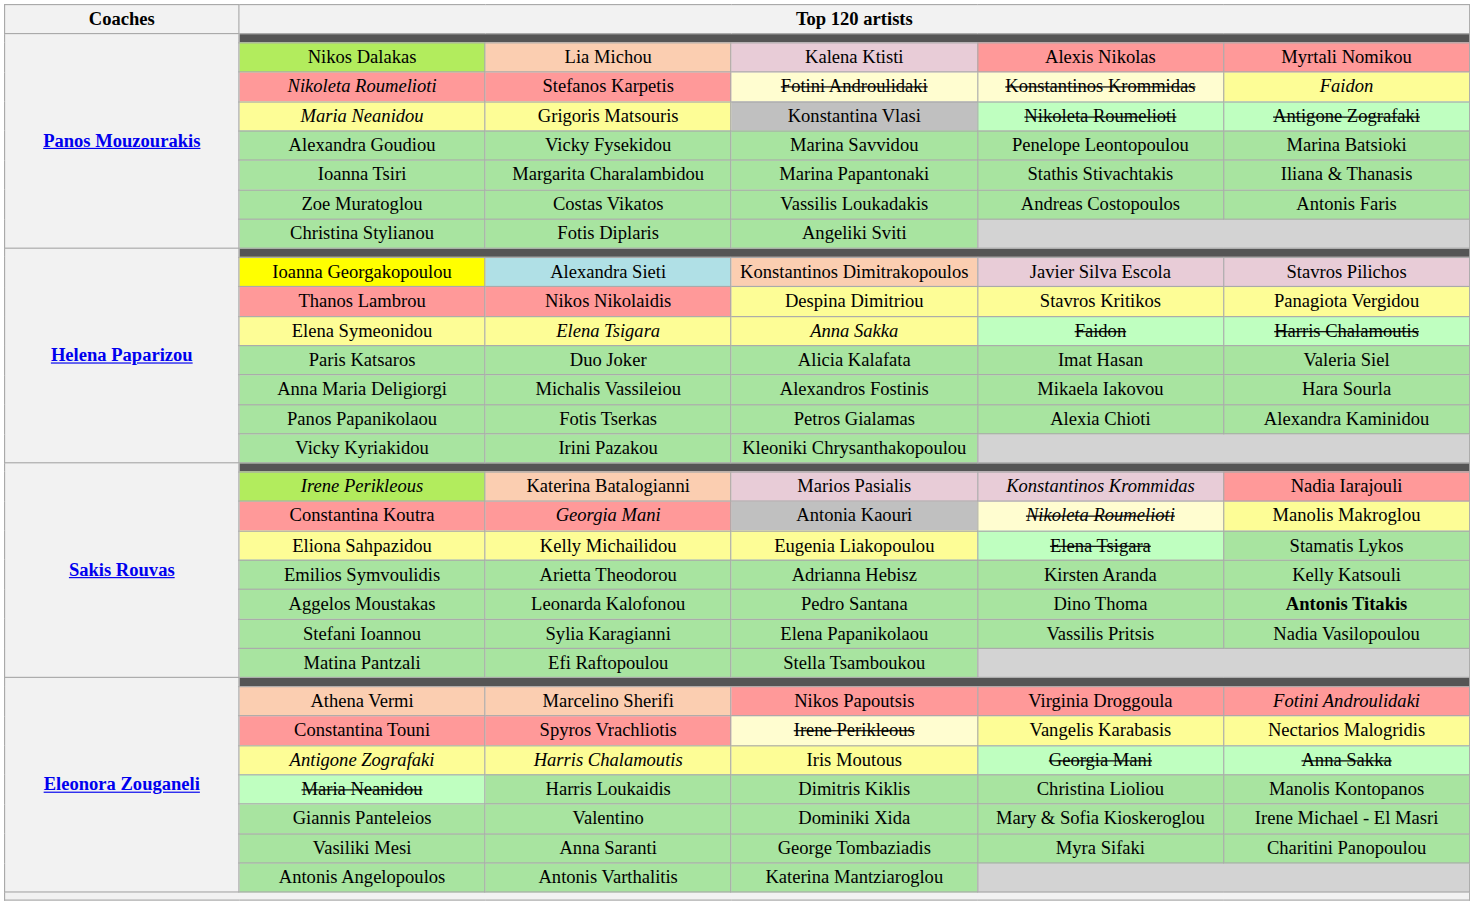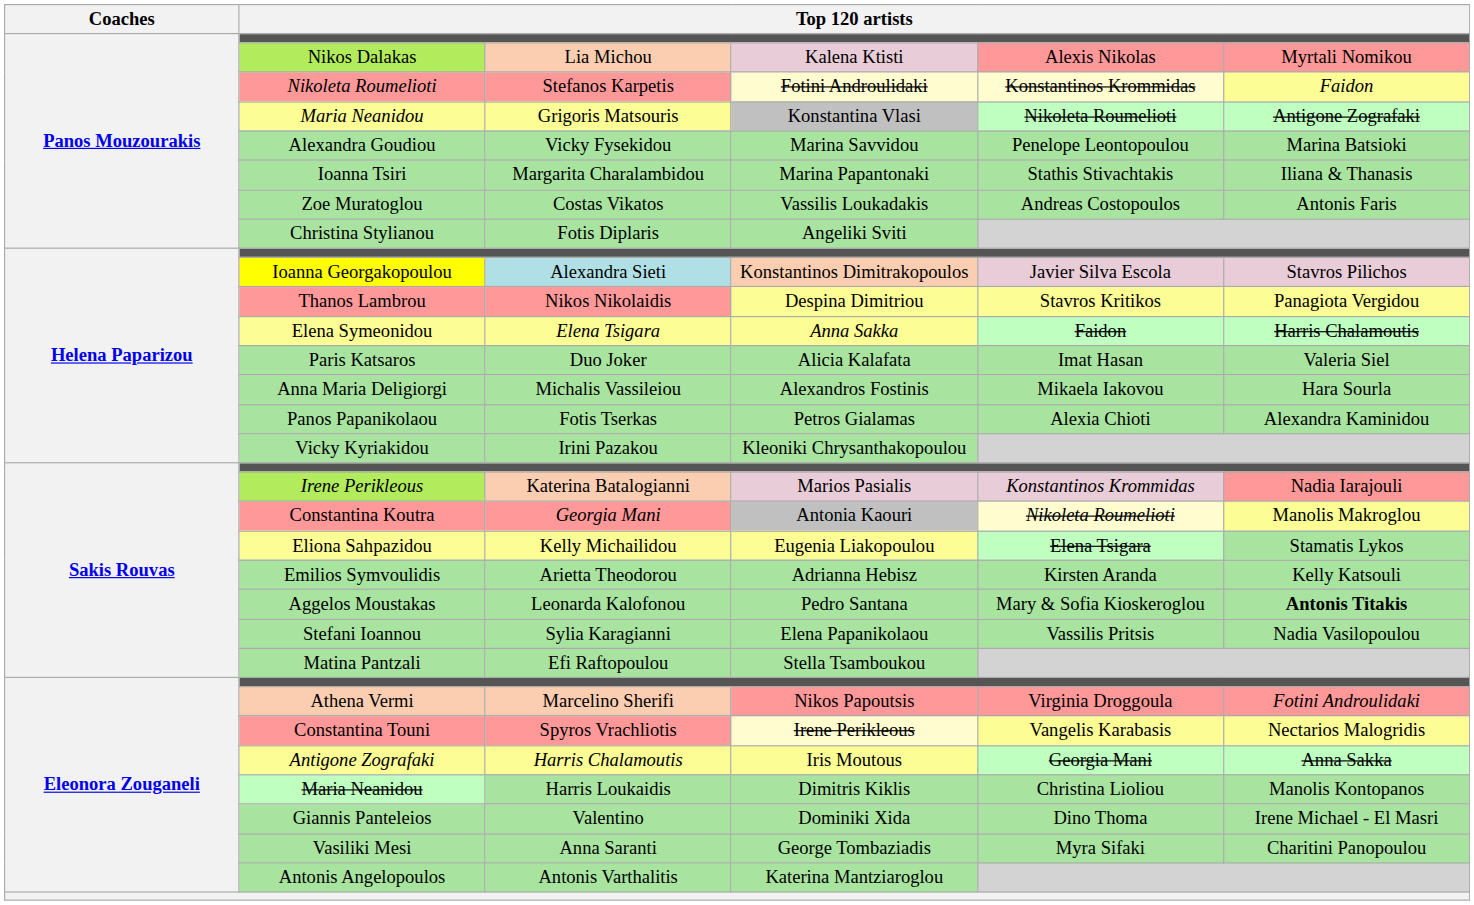(1100, 604) Dino Thoma -> (1100, 604) Mary & Sofia Kioskeroglou
(1100, 818) Mary & Sofia Kioskeroglou -> (1100, 818) Dino Thoma
